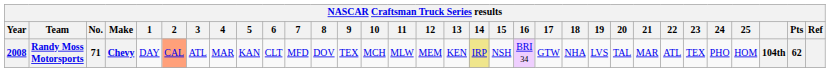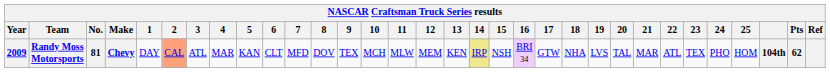(17, 53) 2008 -> (17, 53) 2009
(96, 53) 71 -> (96, 53) 81
